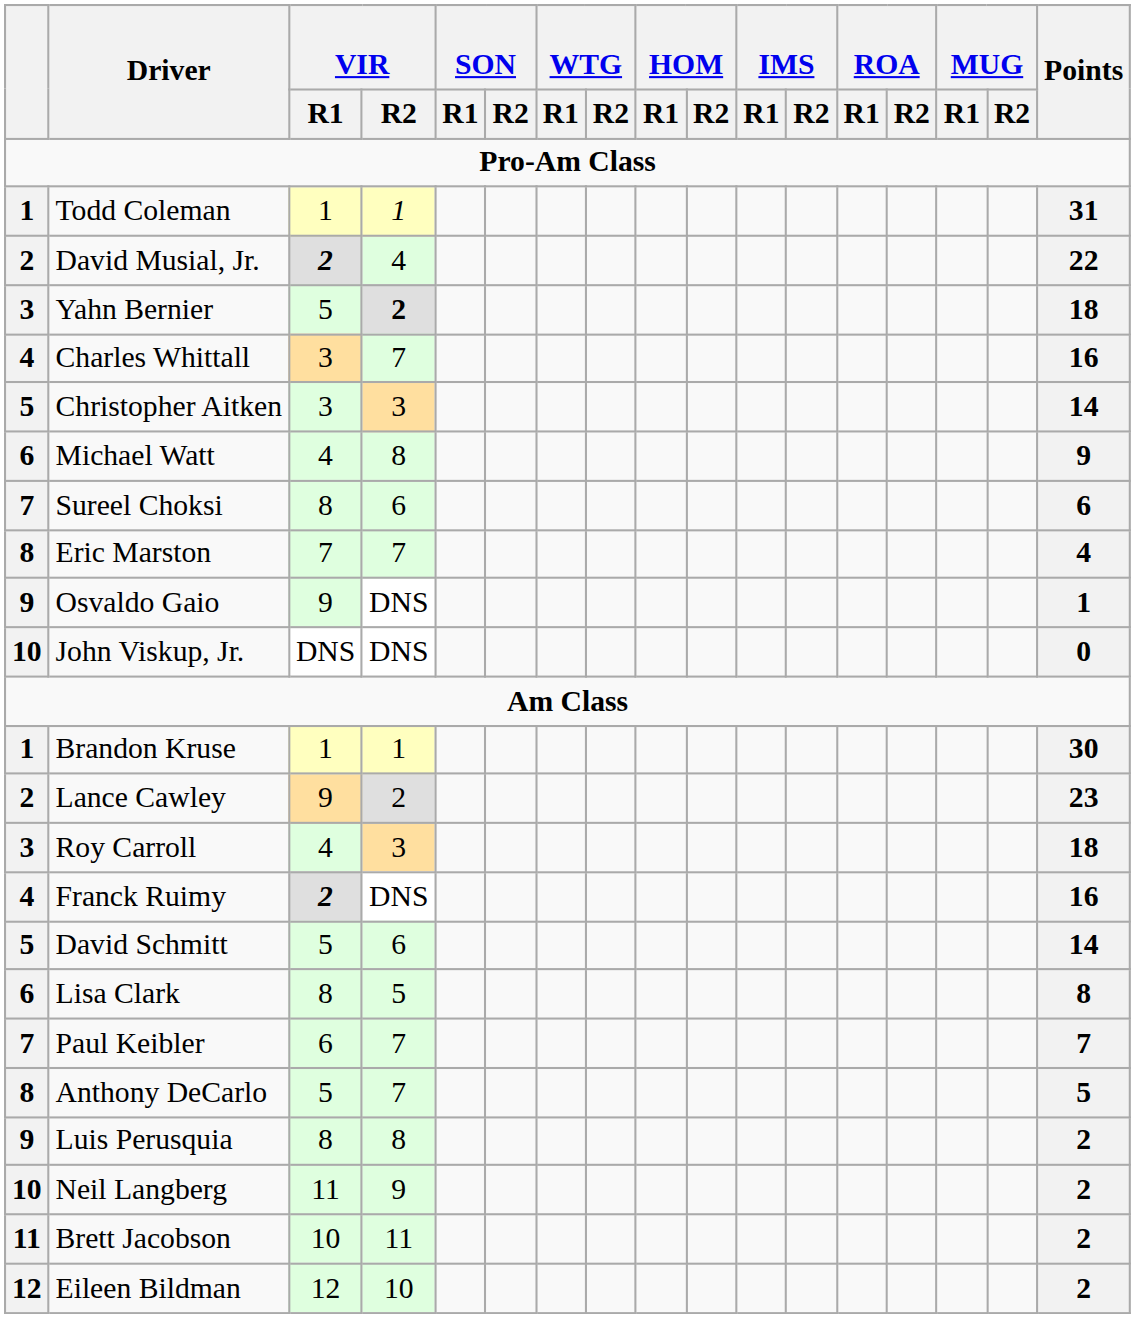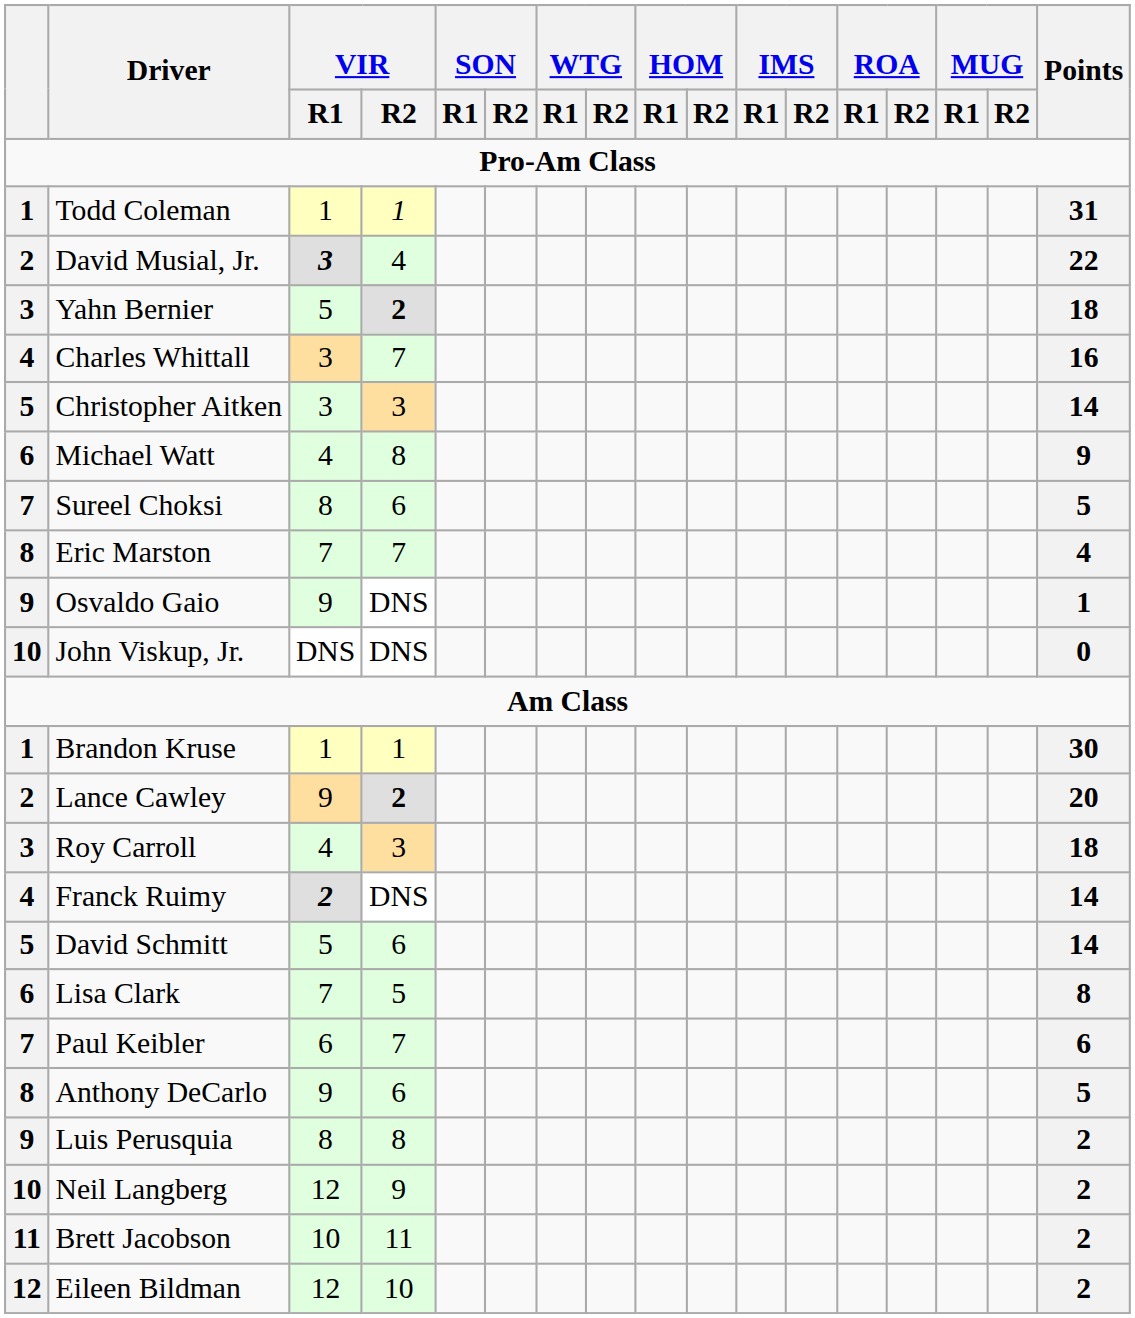(326, 260) 2 -> (326, 260) 3
(1084, 504) 6 -> (1084, 504) 5
(399, 798) normal -> (399, 798) bold
(1084, 798) 23 -> (1084, 798) 20
(1084, 896) 16 -> (1084, 896) 14
(326, 993) 8 -> (326, 993) 7
(1084, 1042) 7 -> (1084, 1042) 6
(326, 1091) 5 -> (326, 1091) 9
(399, 1091) 7 -> (399, 1091) 6
(326, 1189) 11 -> (326, 1189) 12
